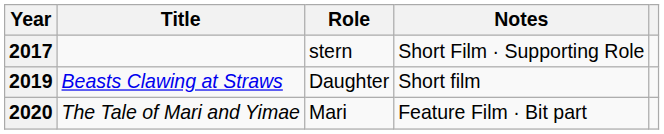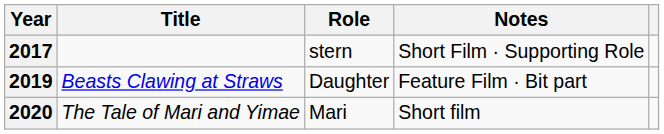(439, 81) Short film -> (493, 81) Feature Film · Bit part
(493, 112) Feature Film · Bit part -> (439, 112) Short film
